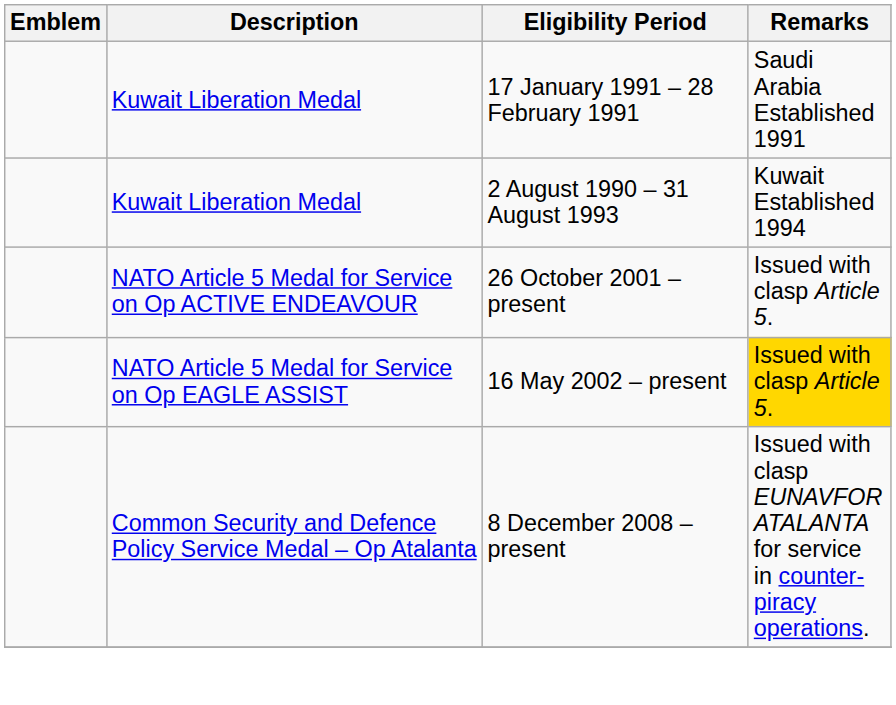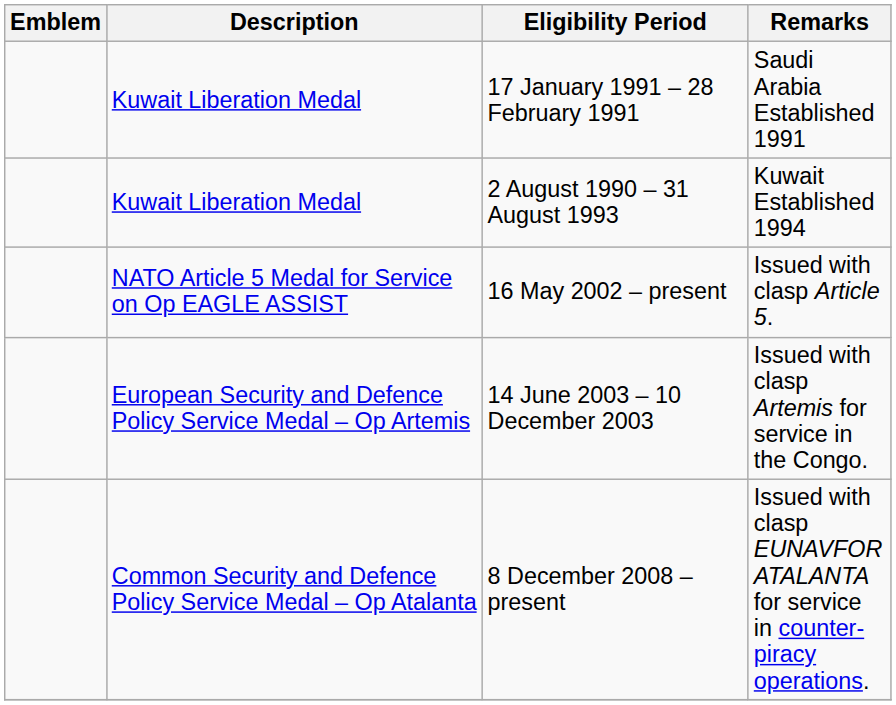- row: (584, 291)
(817, 381) gold background -> (817, 291) no background
+ row: (584, 407)
